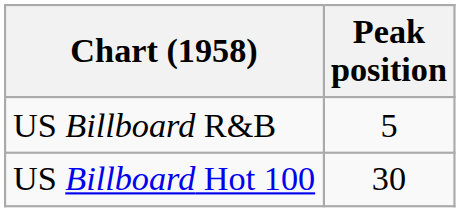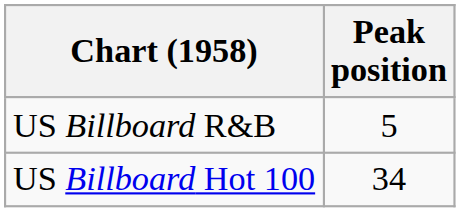(389, 178) 30 -> (389, 178) 34
